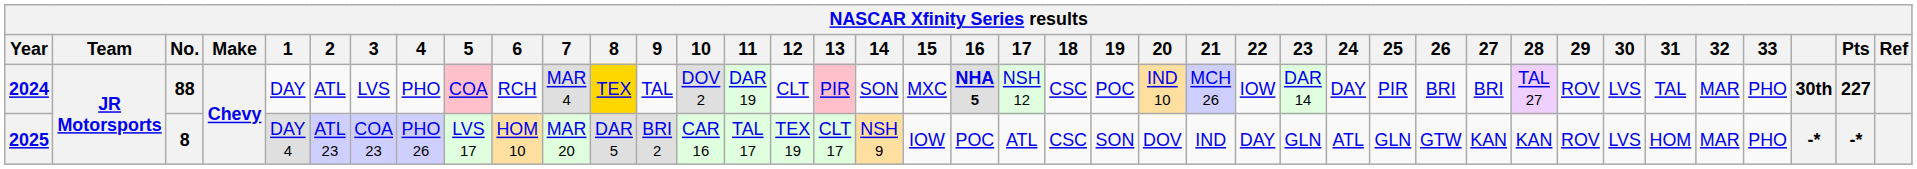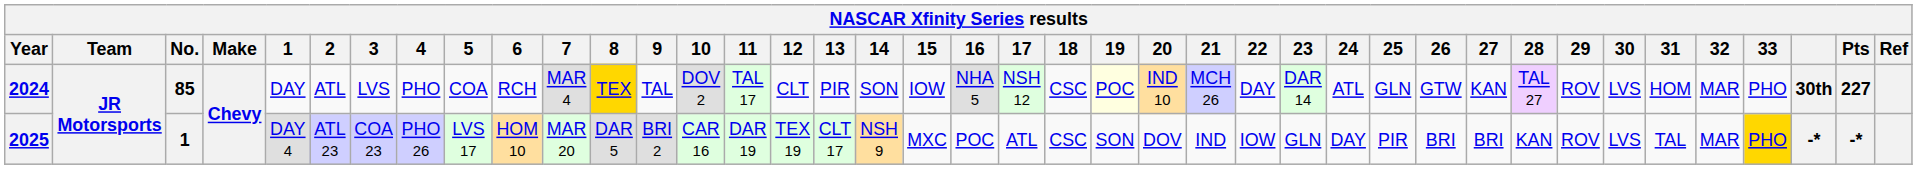(185, 89) 88 -> (185, 89) 85
(468, 89) pink background -> (468, 89) no background
(748, 88) DAR 19 -> (748, 88) TAL 17
(835, 89) pink background -> (835, 89) no background
(927, 89) MXC -> (927, 89) IOW
(975, 89) bold -> (975, 88) normal
(1115, 89) no background -> (1115, 89) lightyellow background
(1258, 89) IOW -> (1258, 89) DAY
(1348, 89) DAY -> (1348, 89) ATL
(1393, 89) PIR -> (1393, 89) GLN
(1441, 89) BRI -> (1441, 89) GTW
(1489, 89) BRI -> (1489, 89) KAN
(1670, 89) TAL -> (1670, 89) HOM
(185, 139) 8 -> (185, 139) 1
(748, 138) TAL 17 -> (748, 138) DAR 19
(927, 139) IOW -> (927, 139) MXC
(1258, 139) DAY -> (1258, 139) IOW
(1348, 139) ATL -> (1348, 139) DAY
(1393, 139) GLN -> (1393, 139) PIR
(1441, 139) GTW -> (1441, 139) BRI
(1489, 139) KAN -> (1489, 139) BRI
(1670, 139) HOM -> (1670, 139) TAL
(1768, 139) no background -> (1768, 139) gold background
